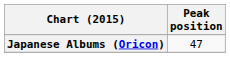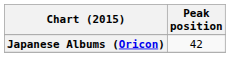(196, 44) 47 -> (196, 44) 42
